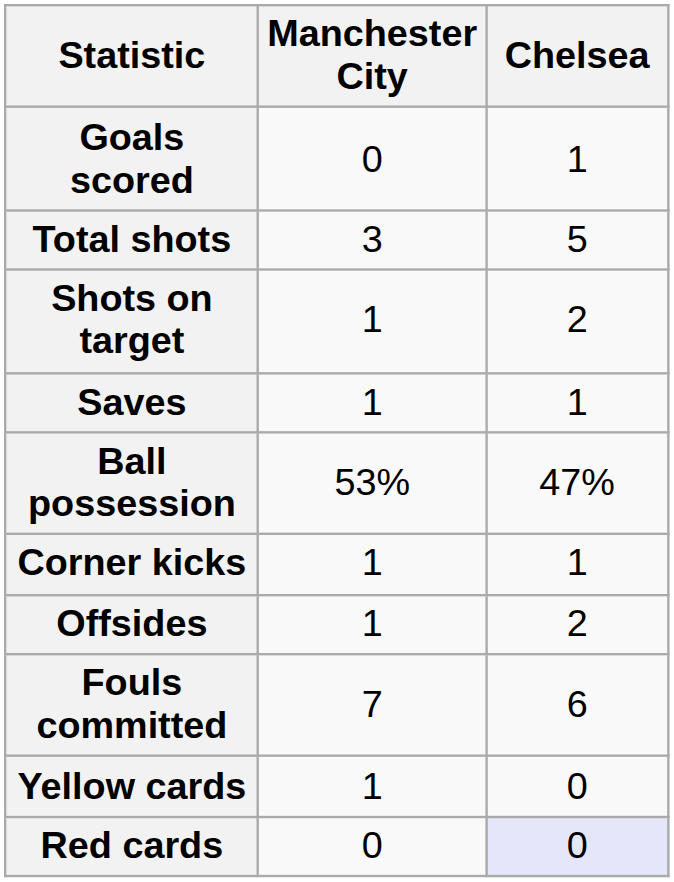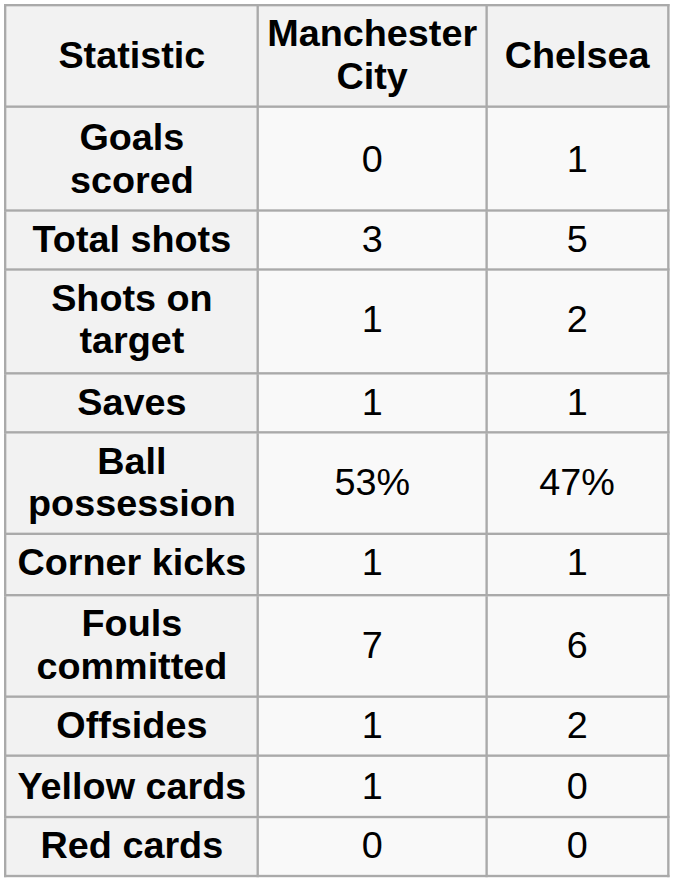rows swapped: (132, 704) <-> (132, 623)
(577, 845) lavender background -> (577, 845) no background
